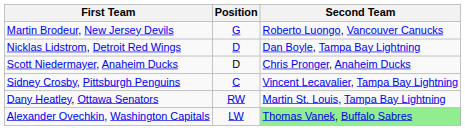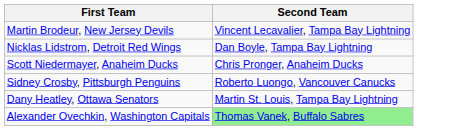- column: (236, 13)
(353, 30) Roberto Luongo, Vancouver Canucks -> (312, 30) Vincent Lecavalier, Tampa Bay Lightning
(360, 82) Vincent Lecavalier, Tampa Bay Lightning -> (305, 82) Roberto Luongo, Vancouver Canucks
